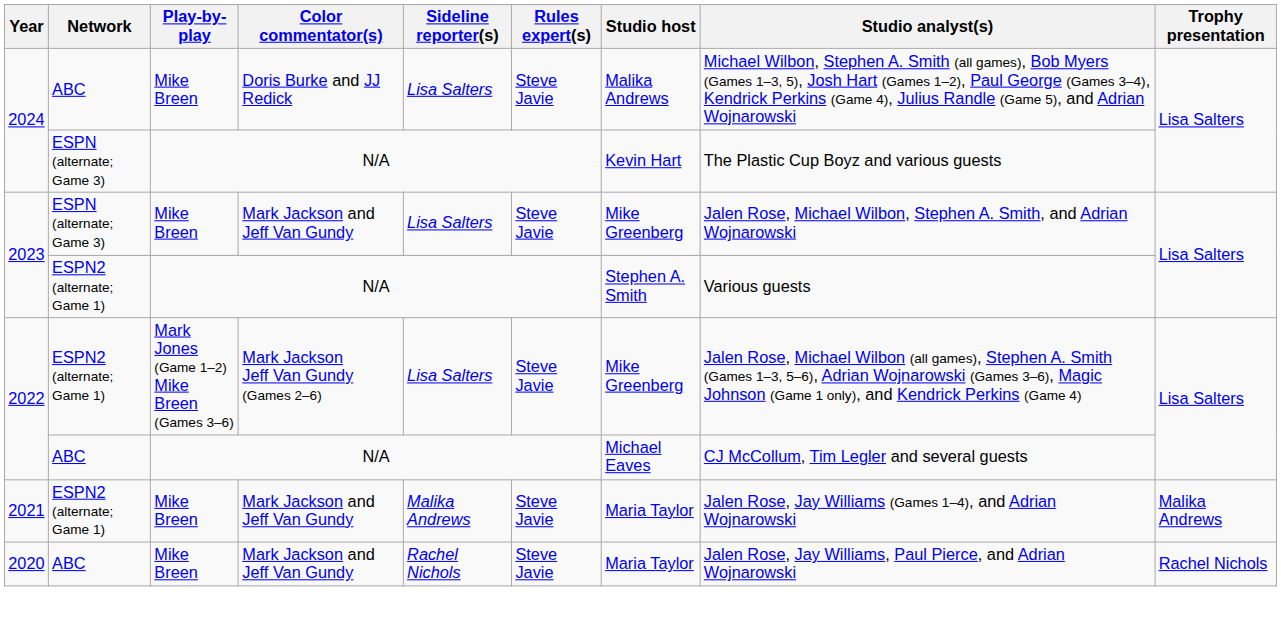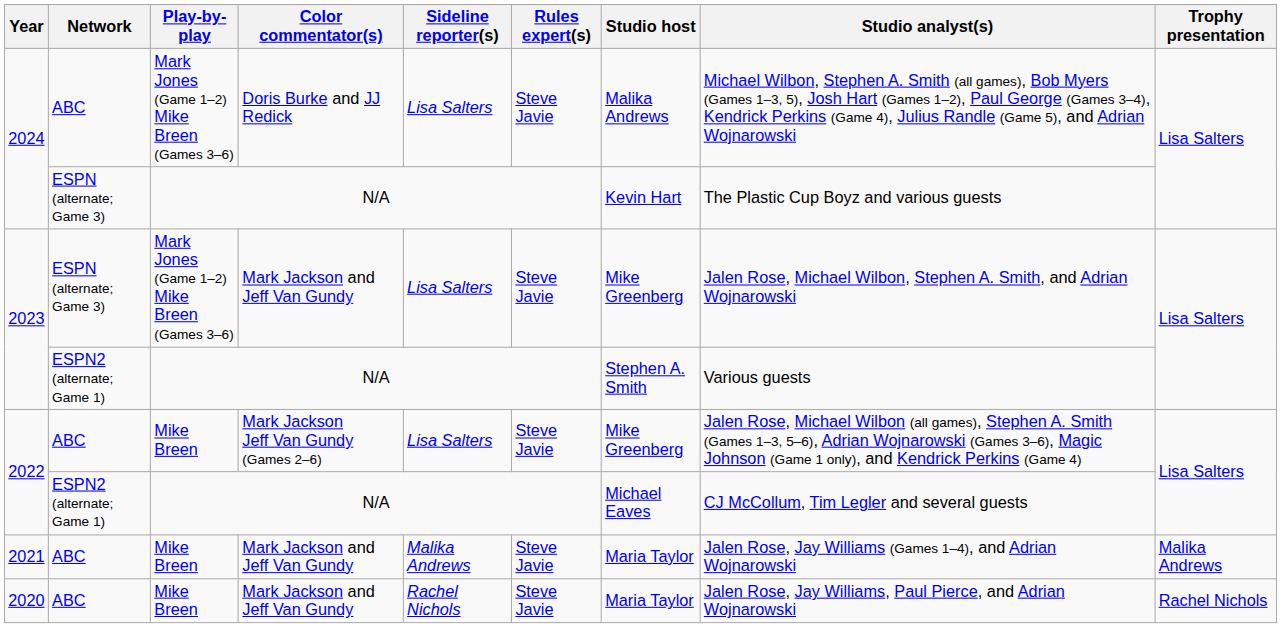(176, 89) Mike Breen -> (194, 107) Mark Jones (Game 1–2) Mike Breen (Games 3–6)
(176, 223) Mike Breen -> (194, 287) Mark Jones (Game 1–2) Mike Breen (Games 3–6)
(83, 376) ESPN2 (alternate; Game 1) -> (69, 440) ABC
(194, 376) Mark Jones (Game 1–2) Mike Breen (Games 3–6) -> (176, 440) Mike Breen
(69, 457) ABC -> (83, 503) ESPN2 (alternate; Game 1)
(83, 510) ESPN2 (alternate; Game 1) -> (69, 556) ABC
